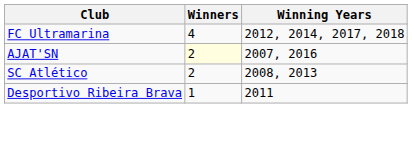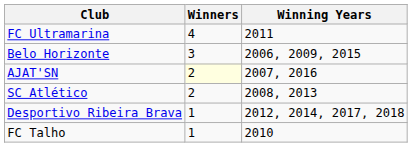(325, 34) 2012, 2014, 2017, 2018 -> (259, 34) 2011
+ row: (58, 54)
(259, 93) 2011 -> (325, 113) 2012, 2014, 2017, 2018
+ row: (36, 133)
